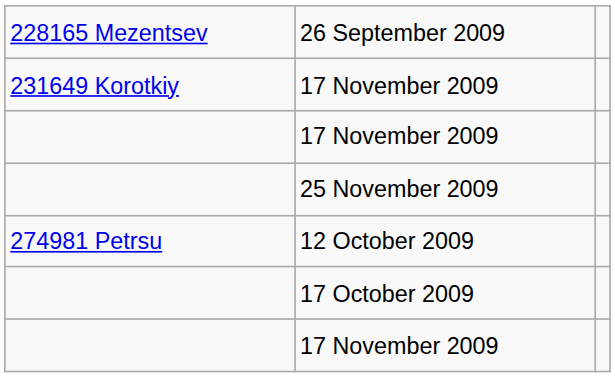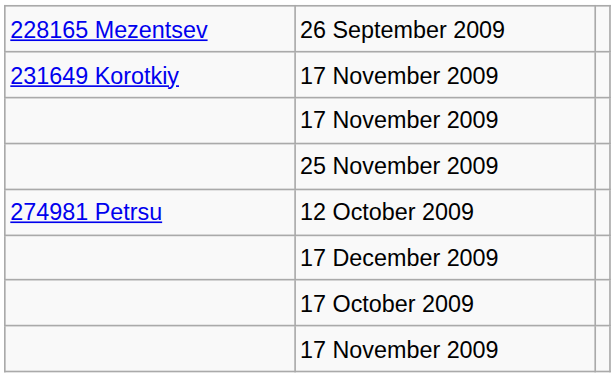+ row: (150, 258)
